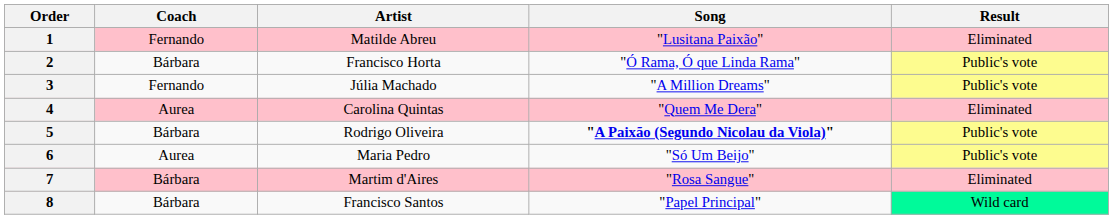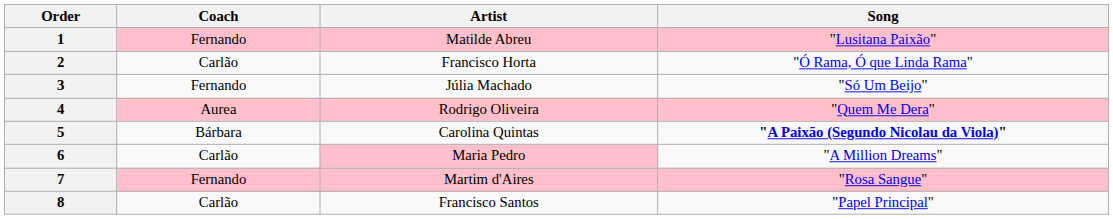- column: (1000, 16)
(176, 62) Bárbara -> (218, 62) Carlão
(710, 86) "A Million Dreams" -> (883, 86) "Só Um Beijo"
(393, 109) Carolina Quintas -> (489, 109) Rodrigo Oliveira
(393, 132) Rodrigo Oliveira -> (489, 132) Carolina Quintas
(176, 156) Aurea -> (218, 156) Carlão
(393, 156) no background -> (489, 156) pink background
(710, 156) "Só Um Beijo" -> (883, 156) "A Million Dreams"
(176, 179) Bárbara -> (218, 179) Fernando
(176, 202) Bárbara -> (218, 202) Carlão
